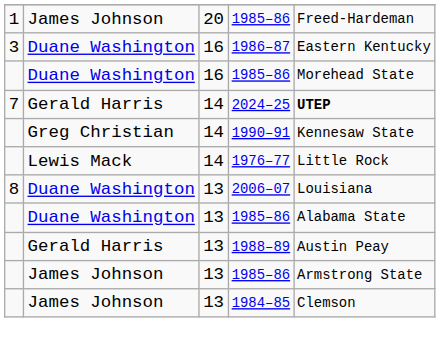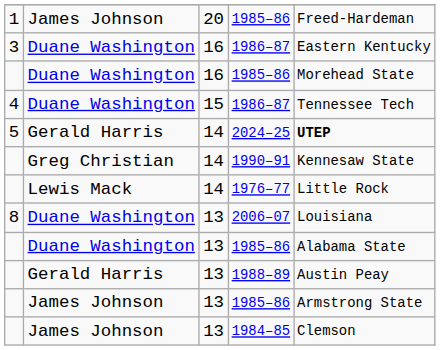+ row: (214, 104)
(14, 104) 7 -> (14, 132) 5
